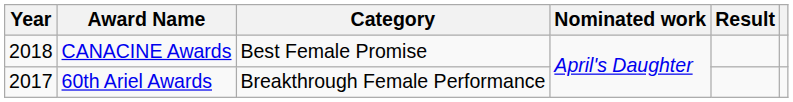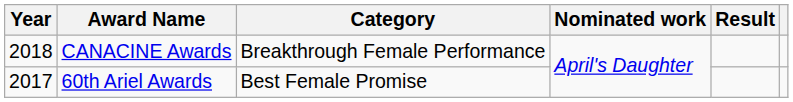(334, 50) Best Female Promise -> (393, 50) Breakthrough Female Performance
(393, 81) Breakthrough Female Performance -> (334, 81) Best Female Promise
